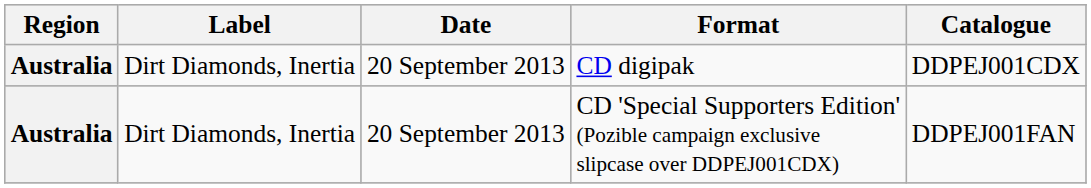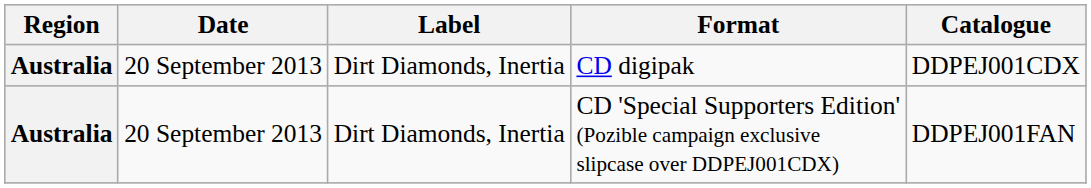columns swapped: (466, 24) <-> (240, 24)
